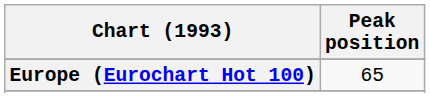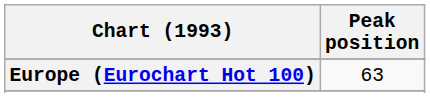(372, 75) 65 -> (372, 75) 63
